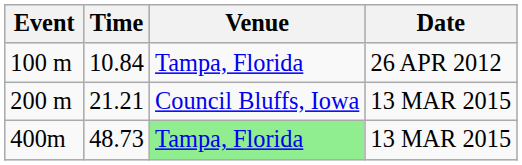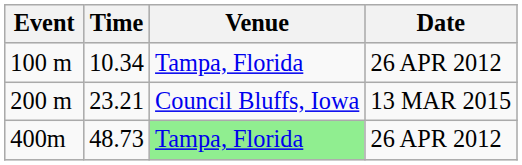(117, 62) 10.84 -> (117, 62) 10.34
(117, 100) 21.21 -> (117, 100) 23.21
(441, 139) 13 MAR 2015 -> (436, 139) 26 APR 2012
